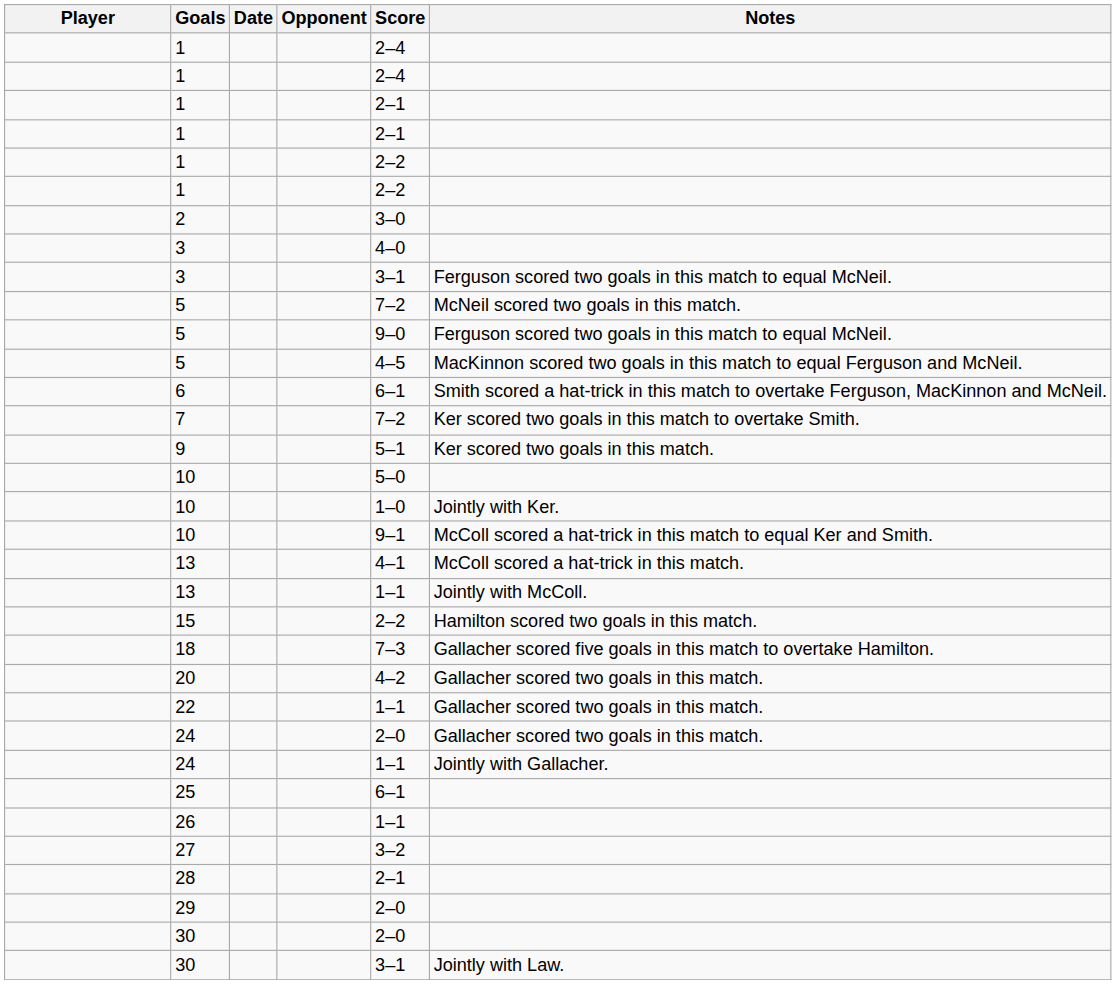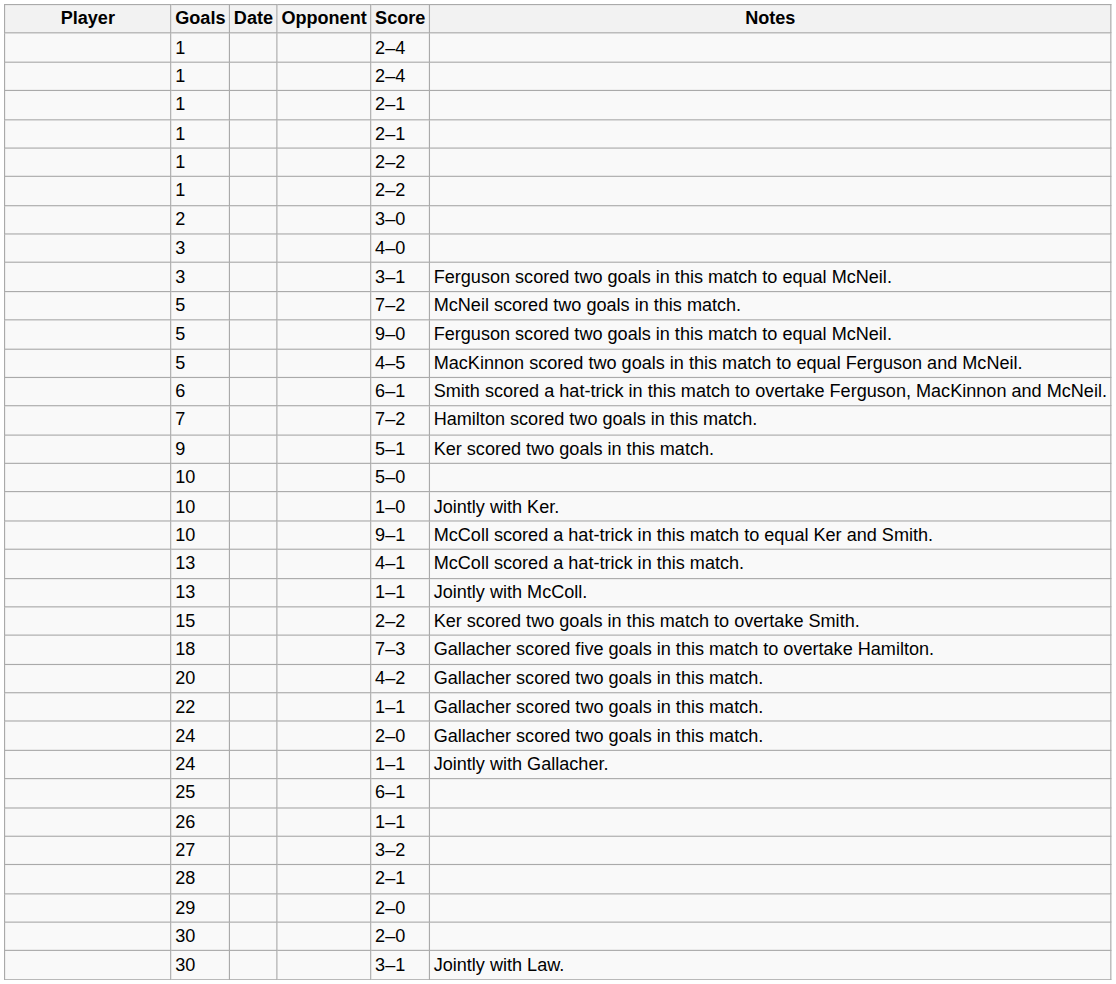(647, 420) Ker scored two goals in this match to overtake Smith. -> (595, 420) Hamilton scored two goals in this match.
(595, 620) Hamilton scored two goals in this match. -> (647, 620) Ker scored two goals in this match to overtake Smith.
